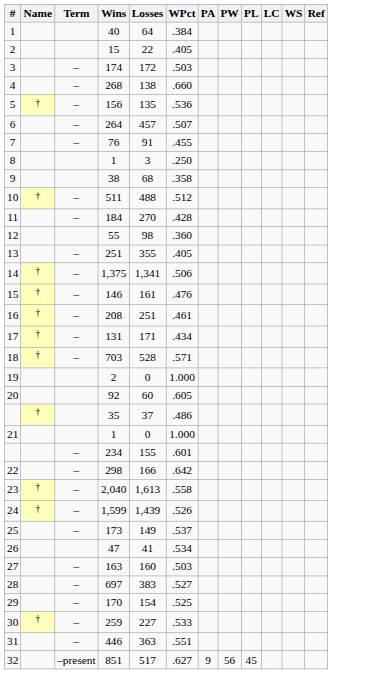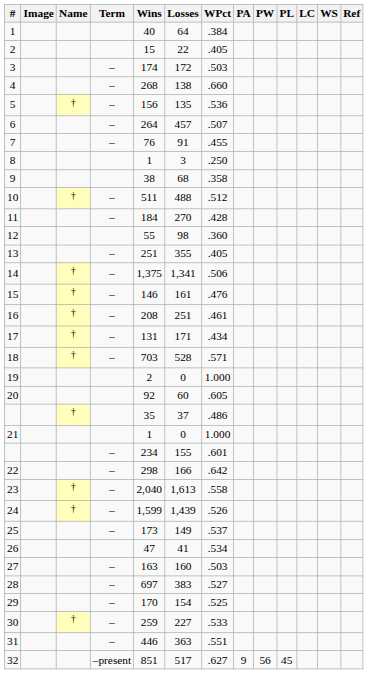+ column: (39, 13)
